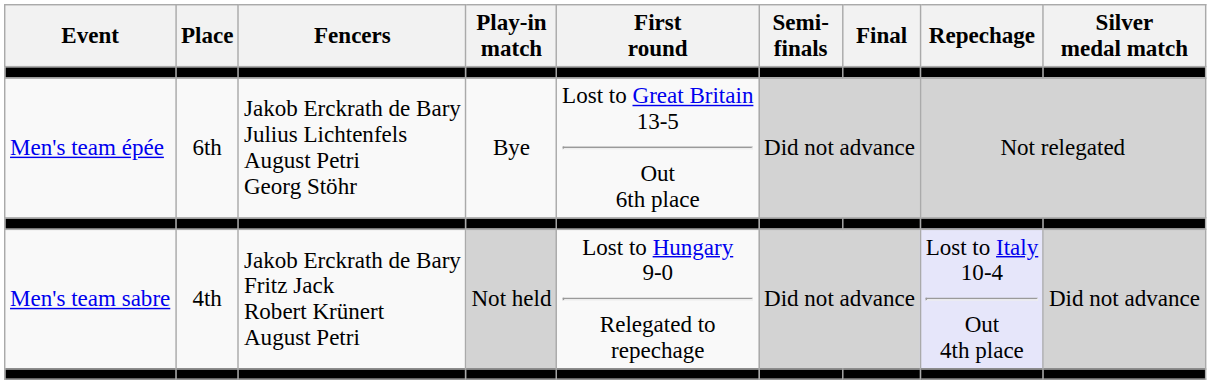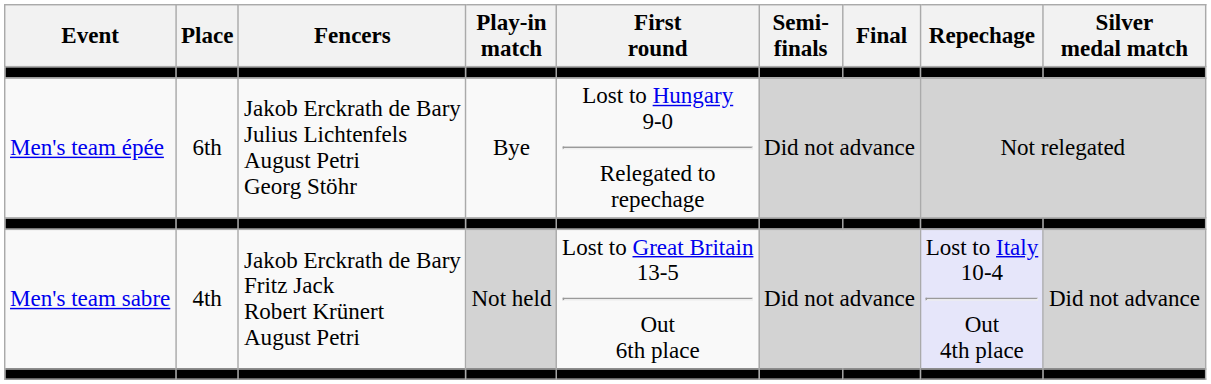(658, 147) Lost to Great Britain 13-5 Out 6th place -> (658, 147) Lost to Hungary 9-0 Relegated to repechage
(658, 298) Lost to Hungary 9-0 Relegated to repechage -> (658, 298) Lost to Great Britain 13-5 Out 6th place
